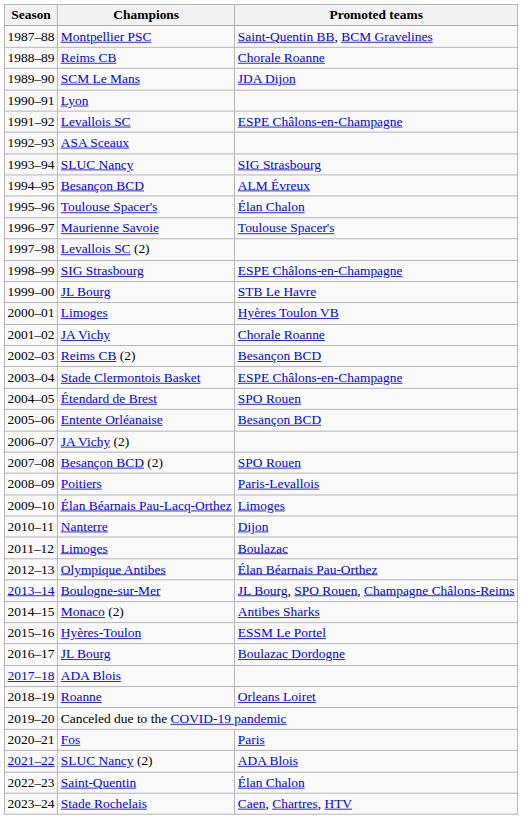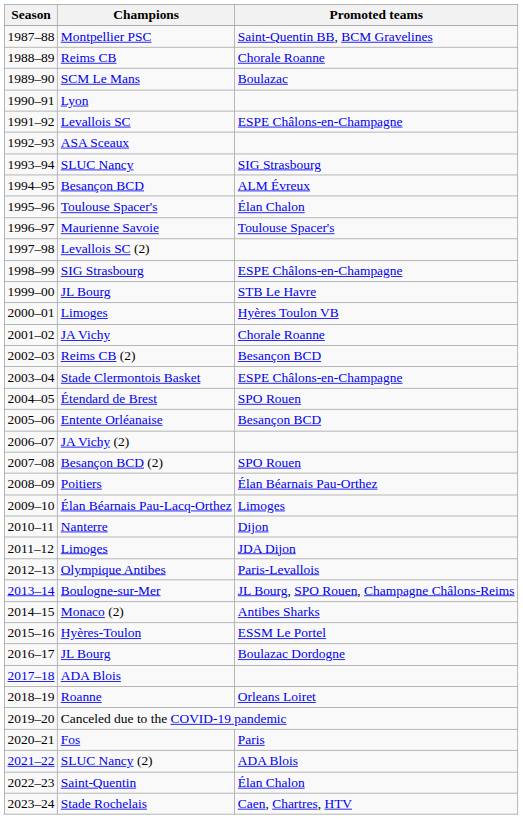(267, 79) JDA Dijon -> (263, 79) Boulazac
(279, 484) Paris-Levallois -> (308, 484) Élan Béarnais Pau-Orthez
(263, 548) Boulazac -> (267, 548) JDA Dijon
(308, 569) Élan Béarnais Pau-Orthez -> (279, 569) Paris-Levallois
